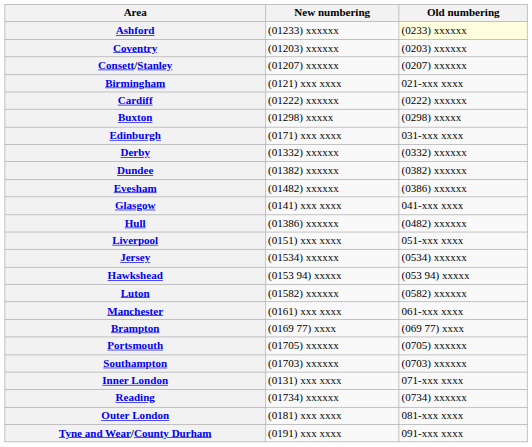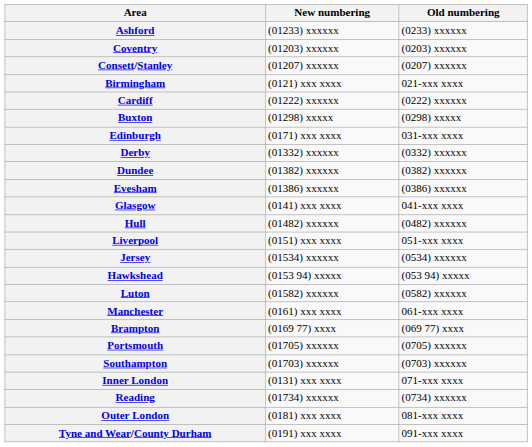(434, 30) lightyellow background -> (434, 30) no background
(303, 188) (01482) xxxxxx -> (303, 188) (01386) xxxxxx
(303, 223) (01386) xxxxxx -> (303, 223) (01482) xxxxxx
